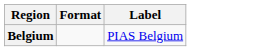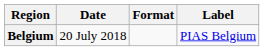+ column: (93, 14)
